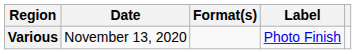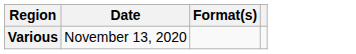- column: (302, 15)
